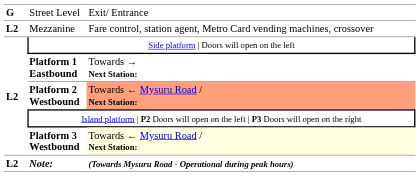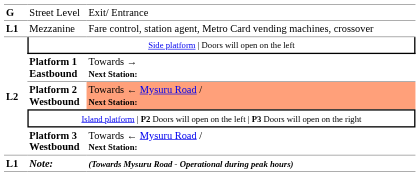(12, 28) L2 -> (12, 28) L1
(145, 141) lightyellow background -> (145, 141) no background
(12, 163) L2 -> (12, 163) L1
